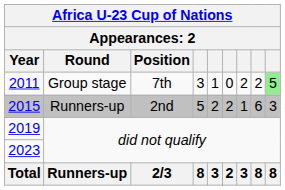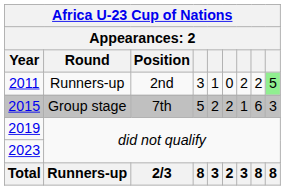(87, 83) Group stage -> (87, 83) Runners-up
(162, 83) 7th -> (162, 83) 2nd
(87, 106) Runners-up -> (87, 106) Group stage
(162, 106) 2nd -> (162, 106) 7th
